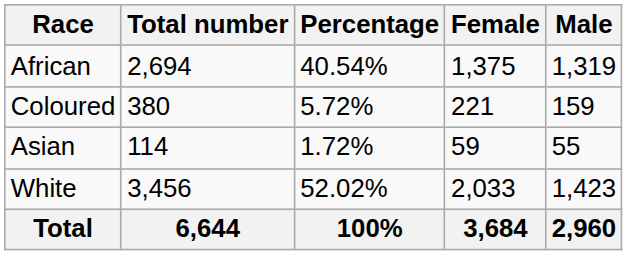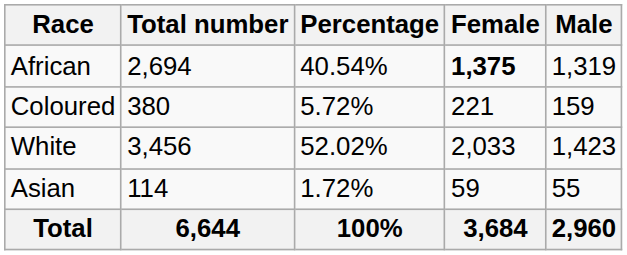(483, 65) normal -> (483, 65) bold
rows swapped: (43, 147) <-> (44, 188)
